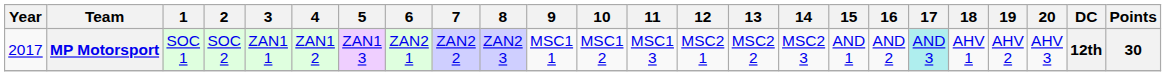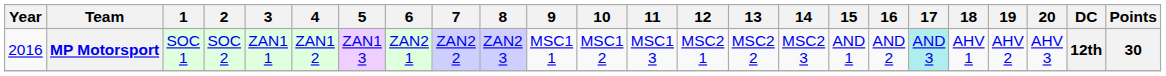(25, 49) 2017 -> (25, 49) 2016
